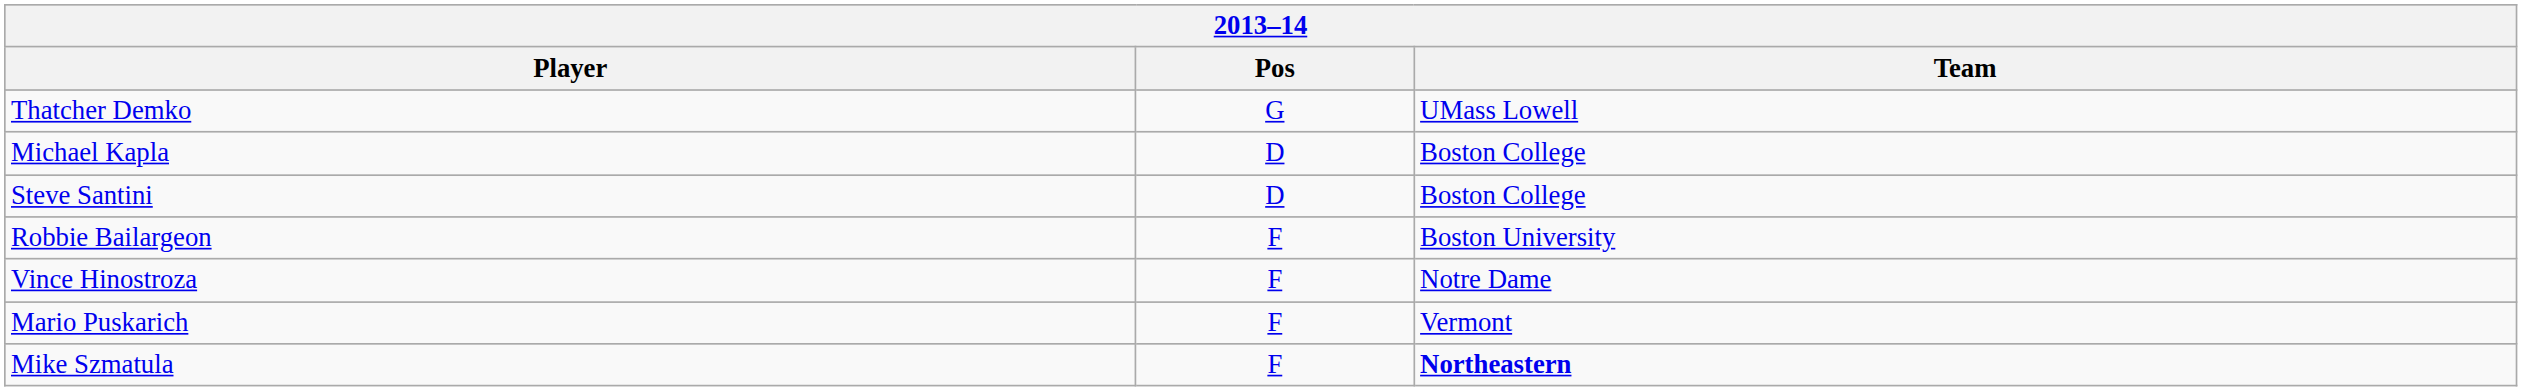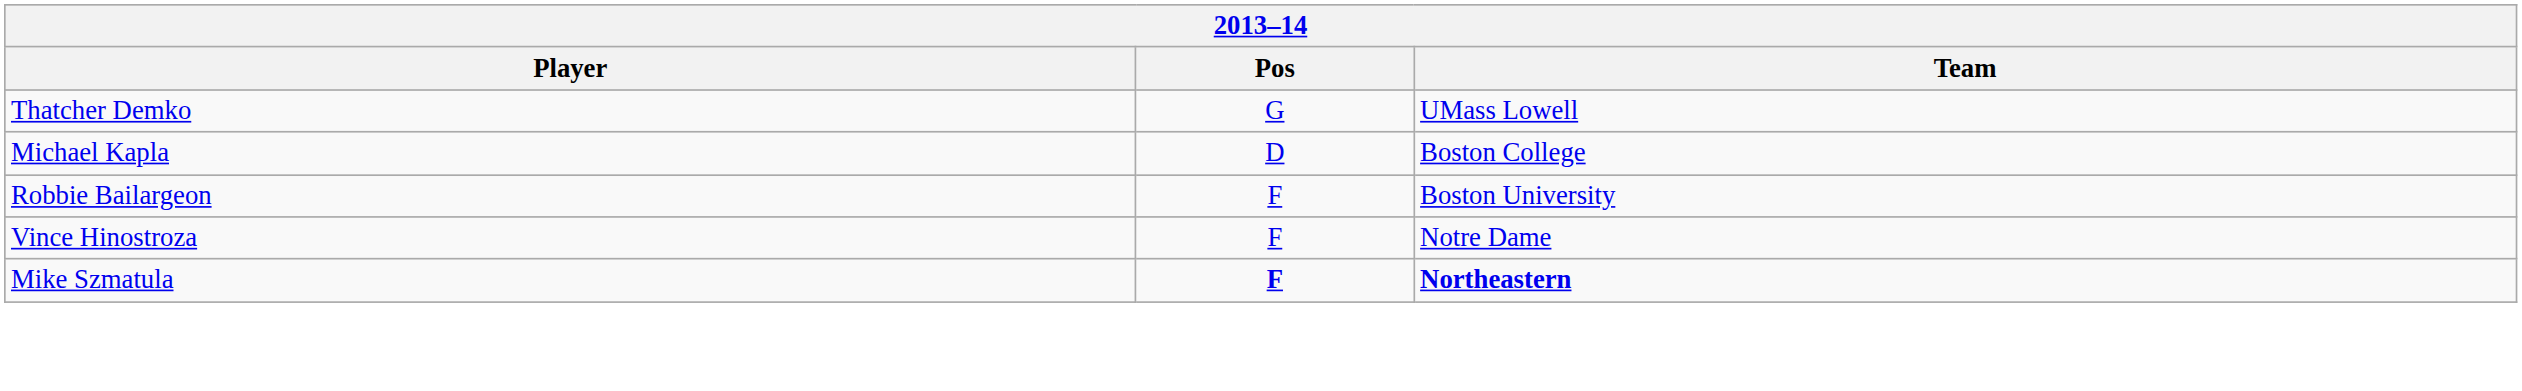- row: (82, 195)
- row: (100, 322)
(1275, 364) normal -> (1275, 279) bold
